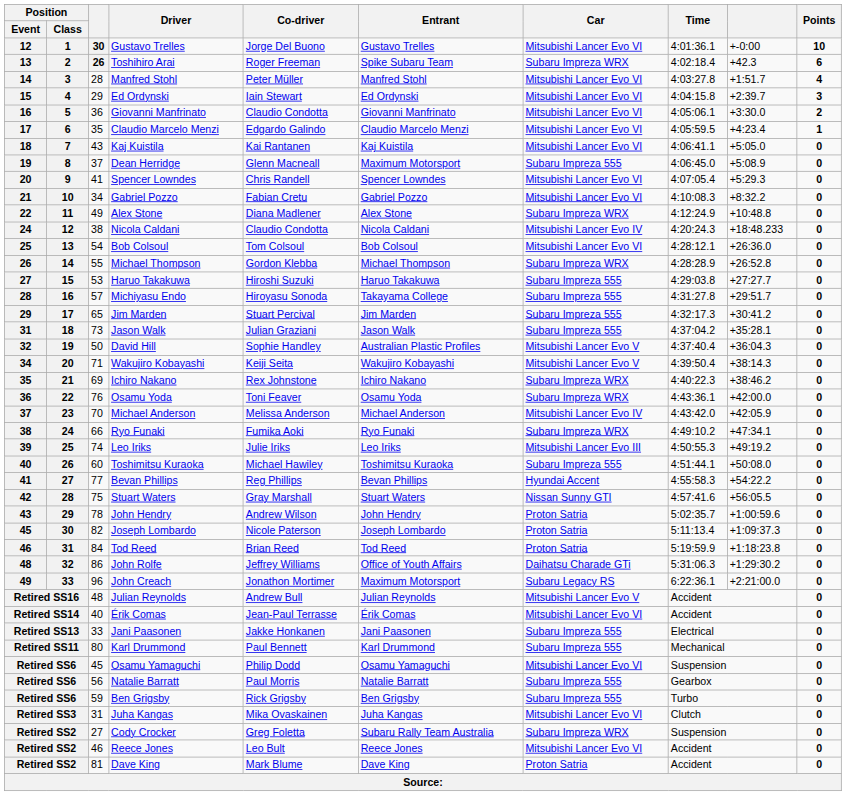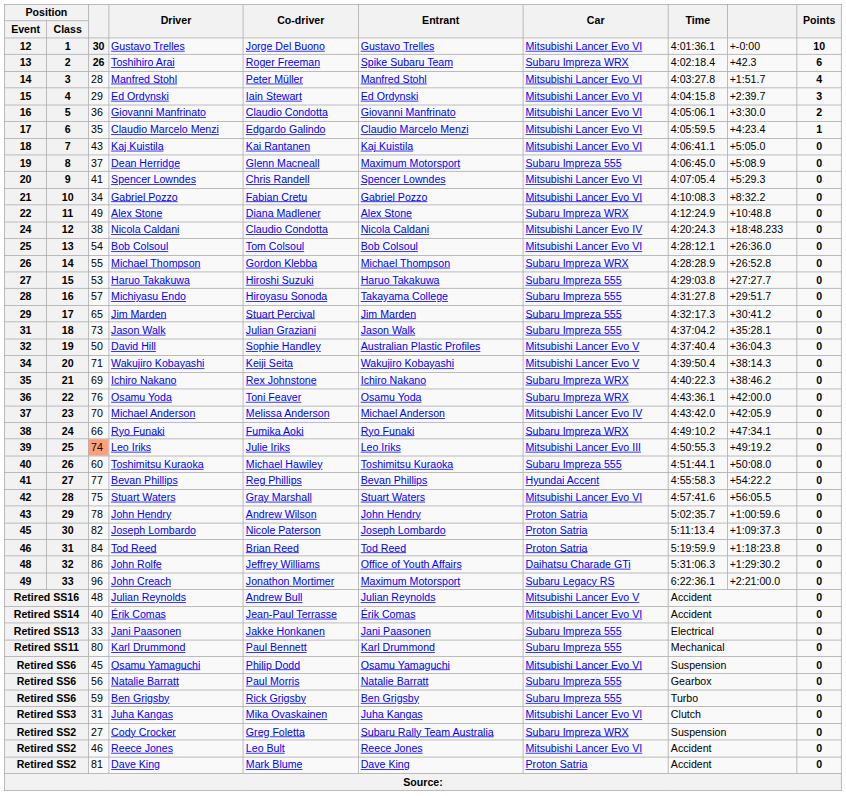(97, 447) no background -> (97, 447) lightsalmon background
(569, 497) Nissan Sunny GTI -> (584, 497) Mitsubishi Lancer Evo VI
